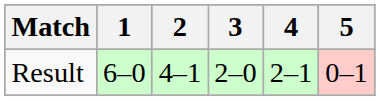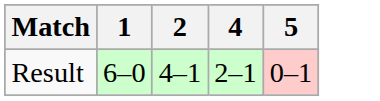- column: (235, 26)
